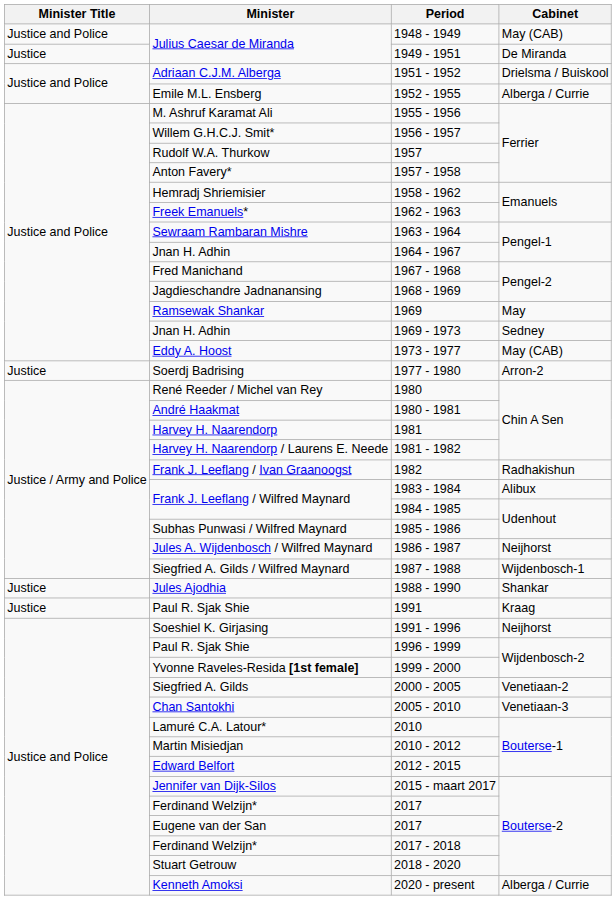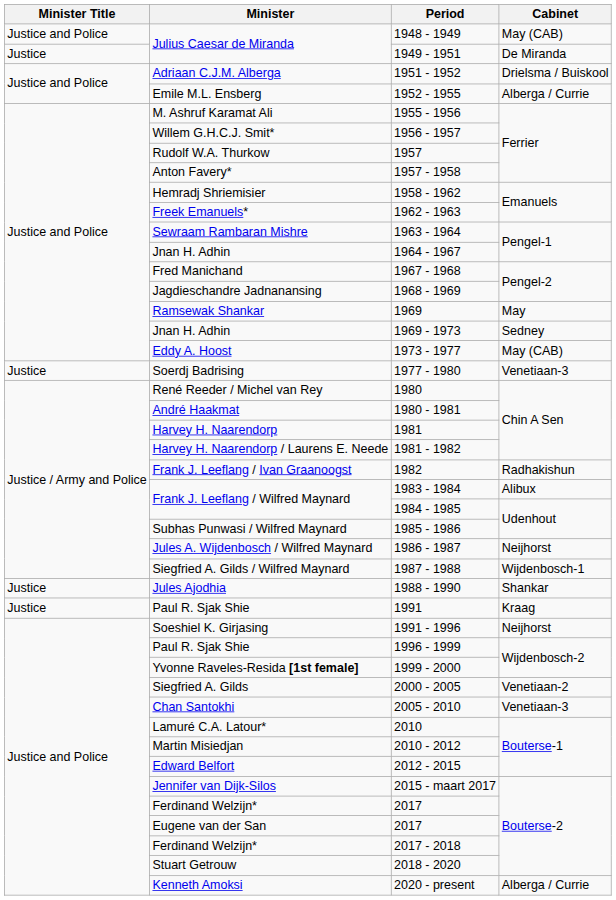(523, 370) Arron-2 -> (535, 370) Venetiaan-3
